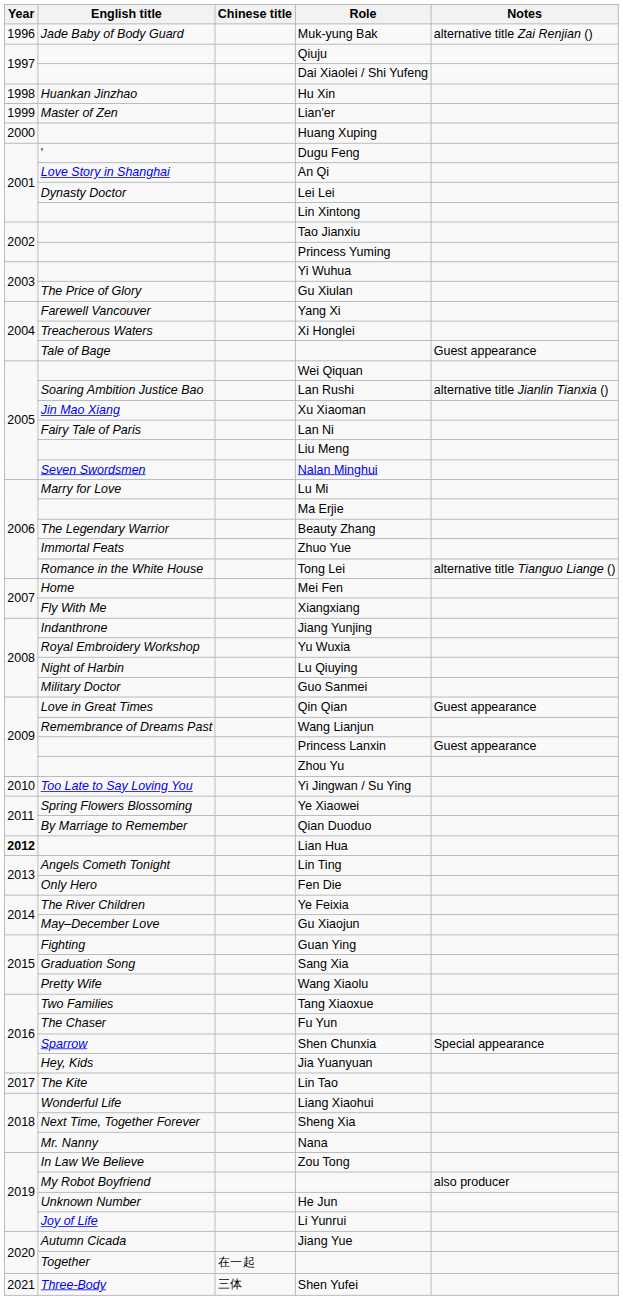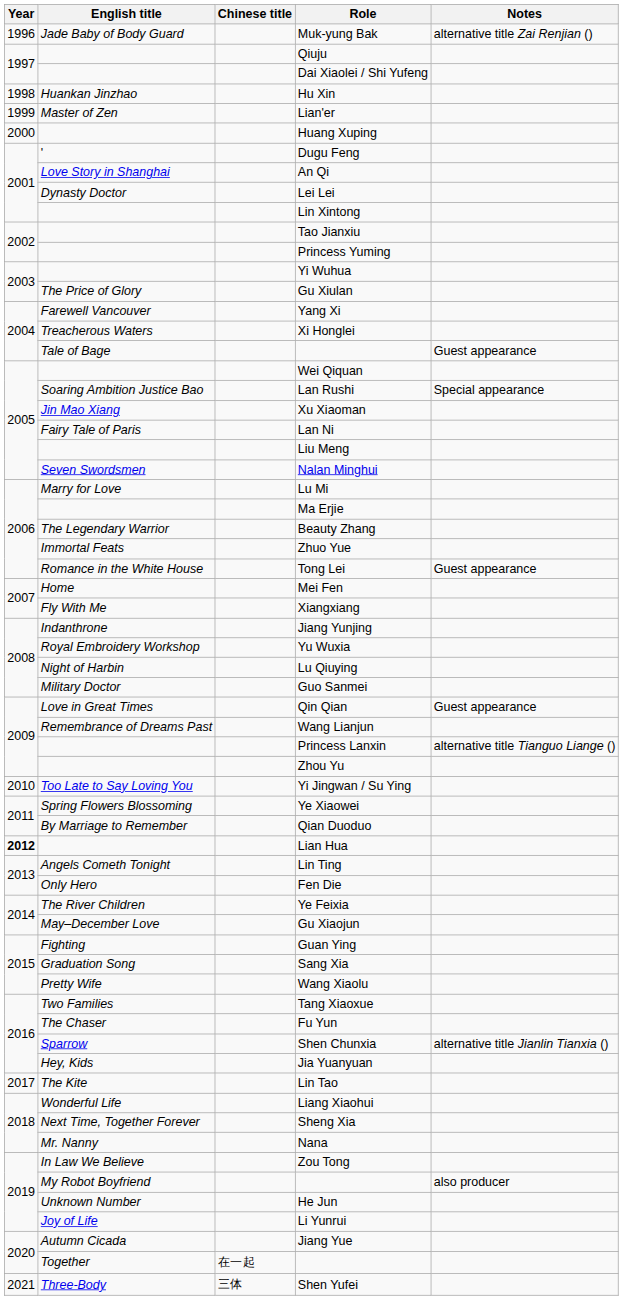(521, 390) alternative title Jianlin Tianxia () -> (489, 390) Special appearance
(525, 568) alternative title Tianguo Liange () -> (485, 568) Guest appearance
(485, 746) Guest appearance -> (525, 746) alternative title Tianguo Liange ()
(489, 1043) Special appearance -> (521, 1043) alternative title Jianlin Tianxia ()
